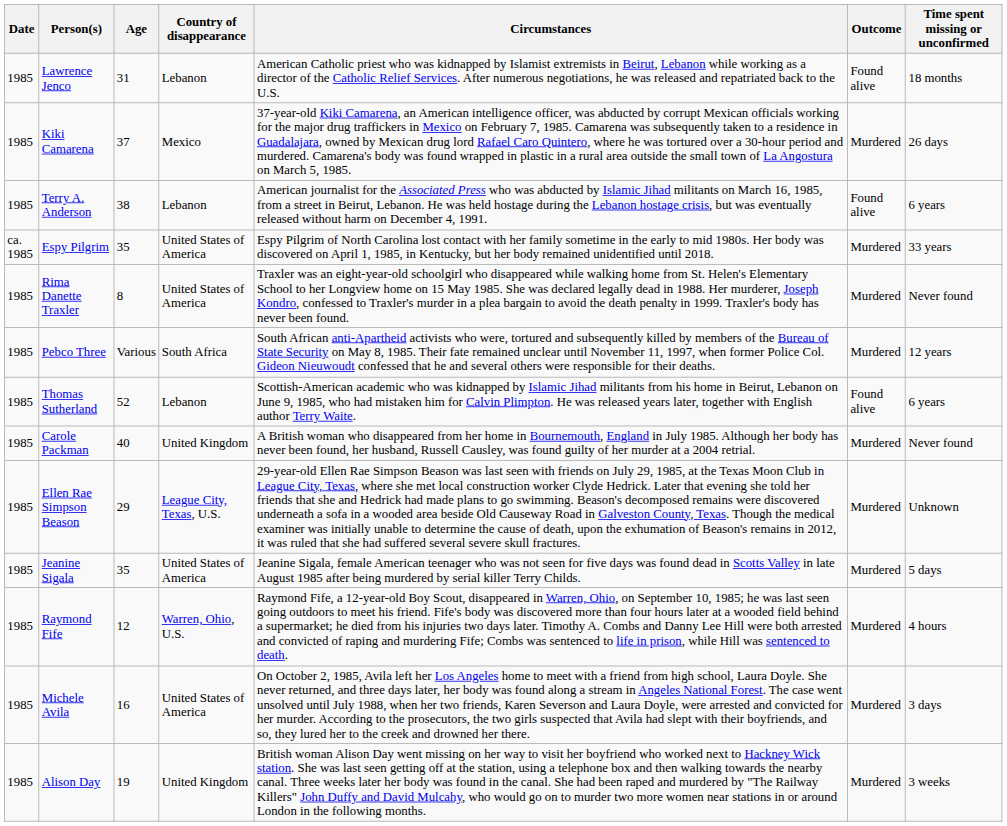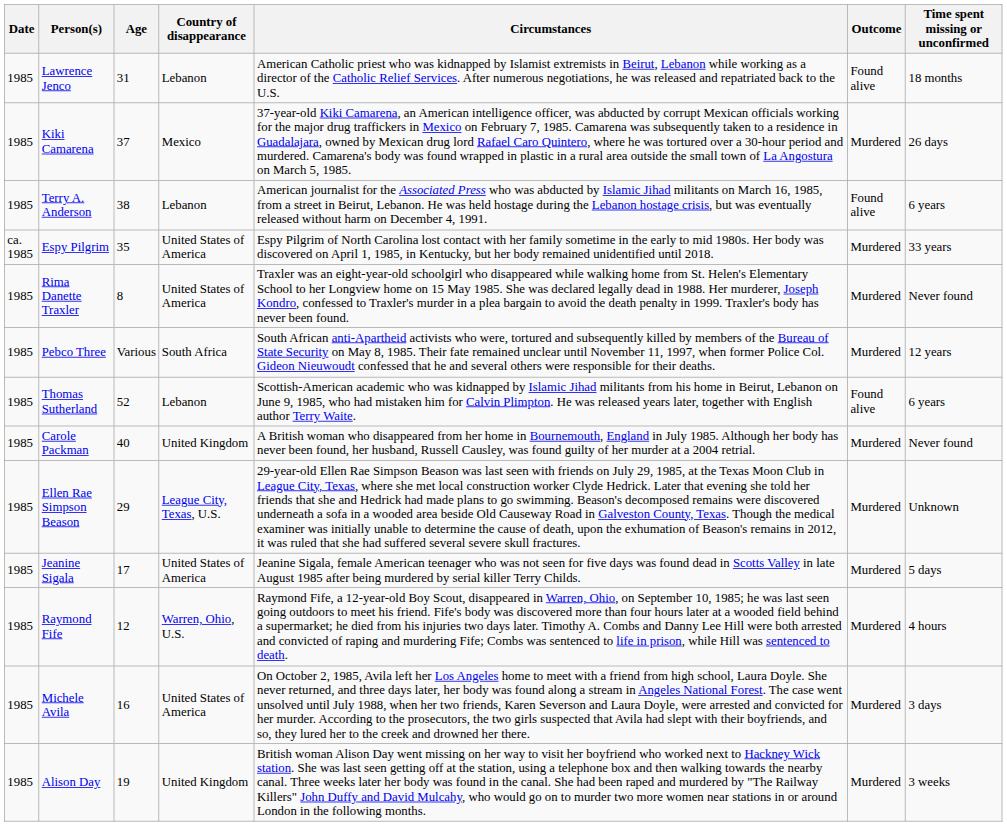(123, 570) 35 -> (123, 570) 17
